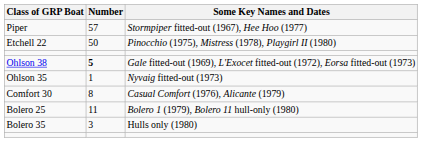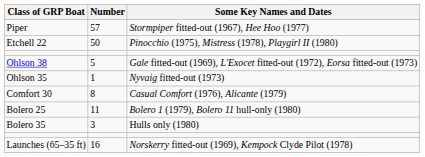(91, 63) bold -> (93, 63) normal
+ row: (46, 145)
